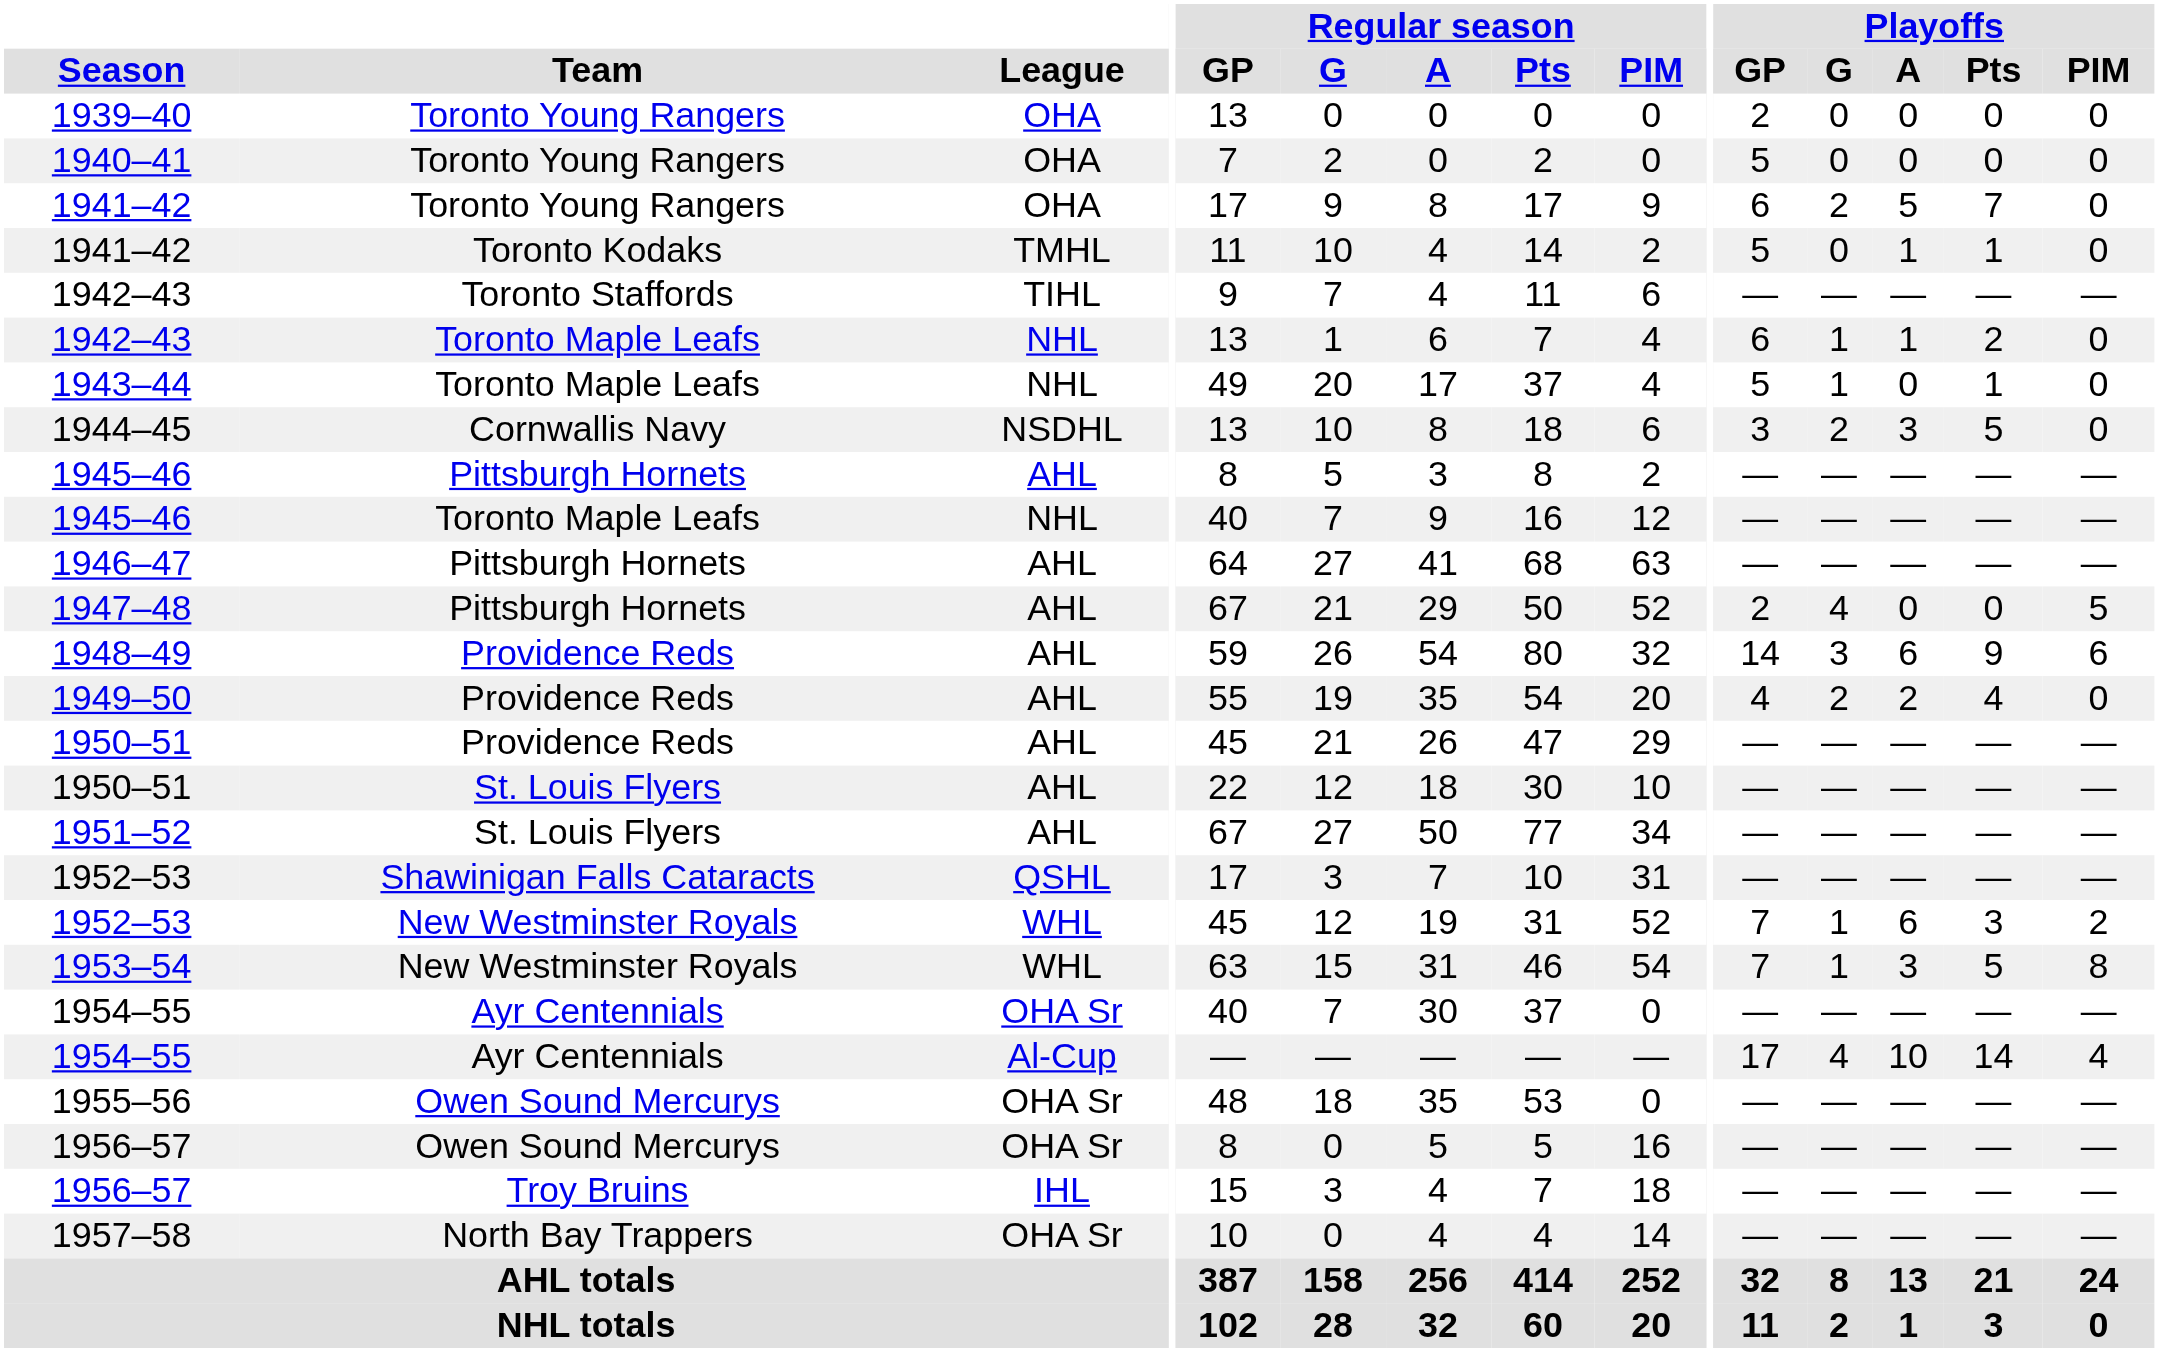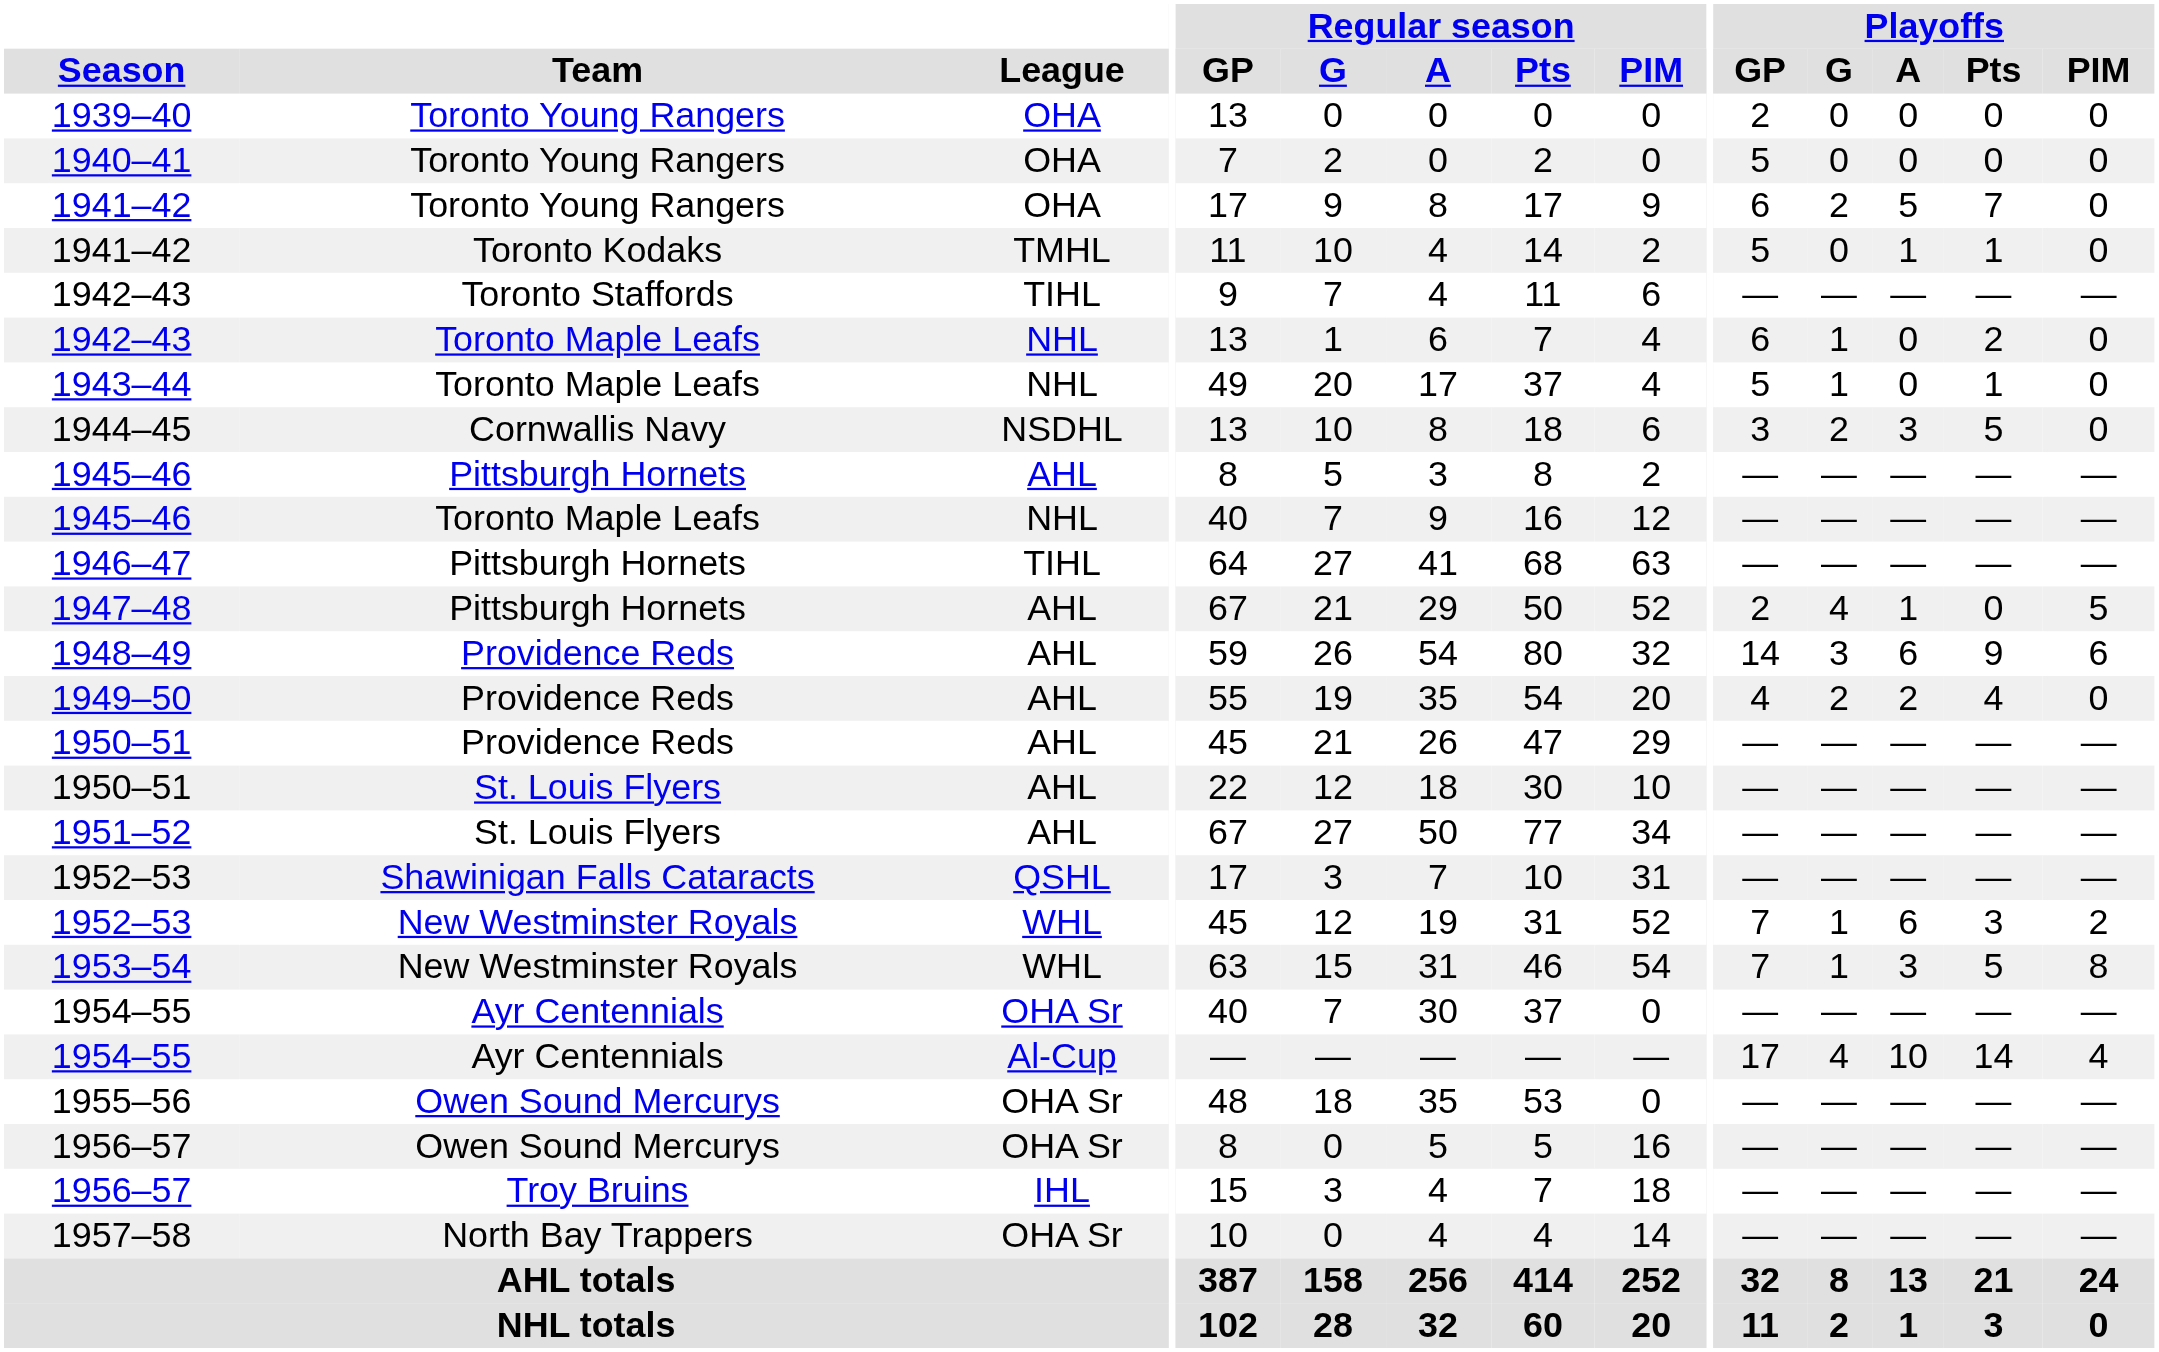(1908, 339) 1 -> (1908, 339) 0
(1062, 563) AHL -> (1062, 563) TIHL
(1908, 608) 0 -> (1908, 608) 1
